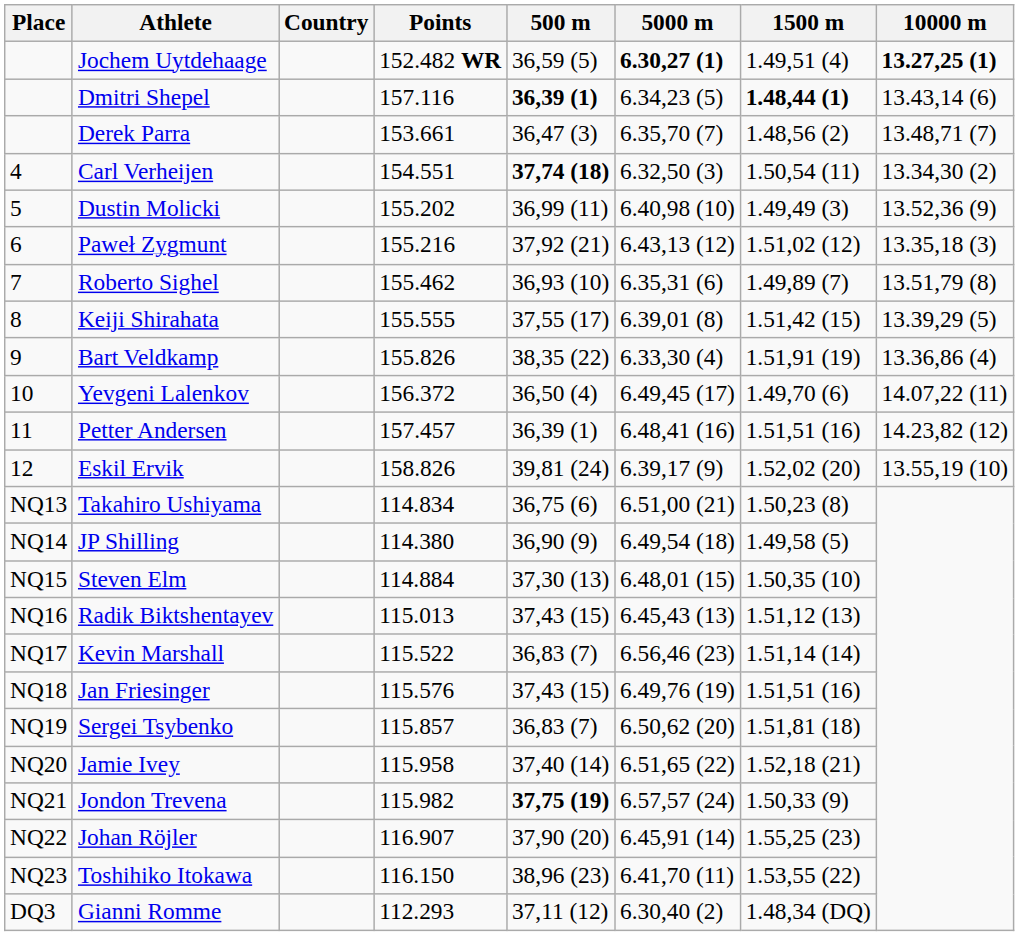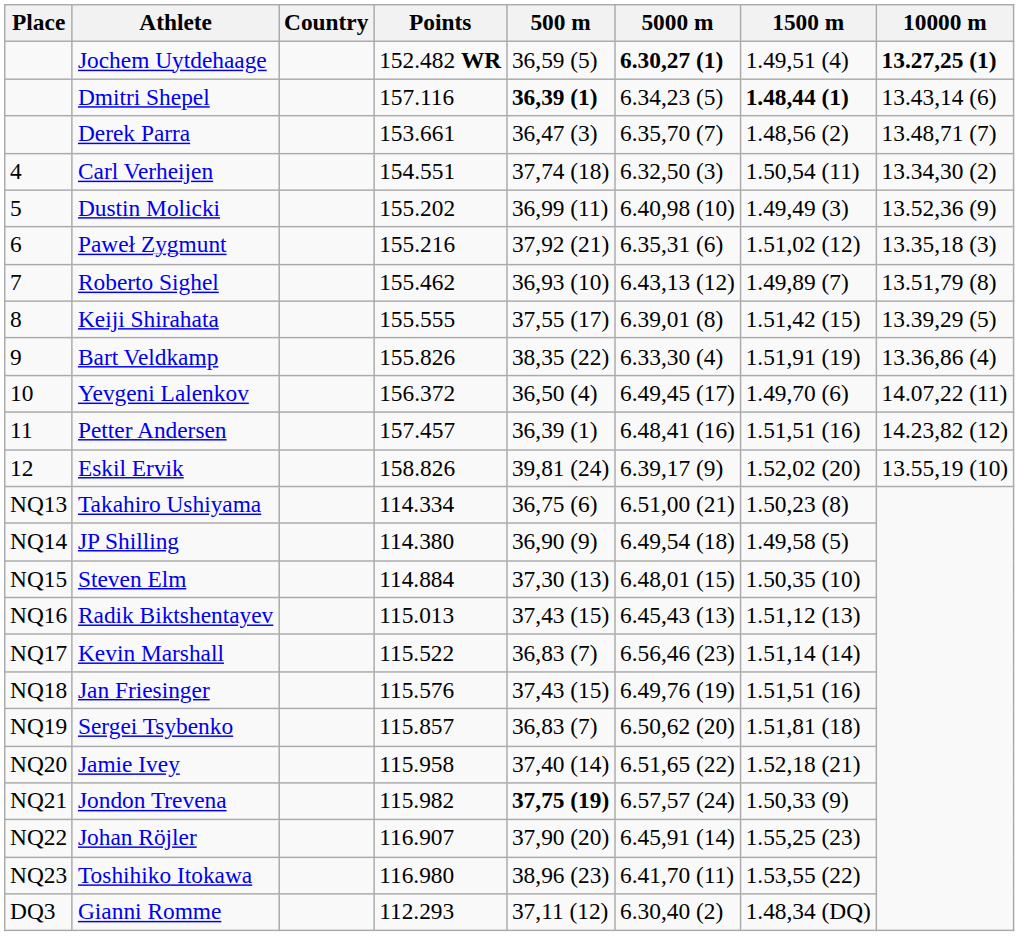(561, 171) bold -> (561, 171) normal
(677, 245) 6.43,13 (12) -> (672, 245) 6.35,31 (6)
(672, 282) 6.35,31 (6) -> (677, 282) 6.43,13 (12)
(417, 504) 114.834 -> (417, 504) 114.334
(417, 875) 116.150 -> (417, 875) 116.980
